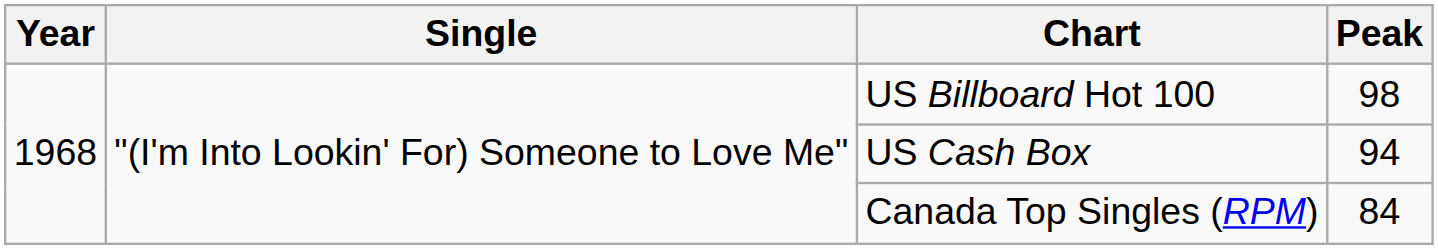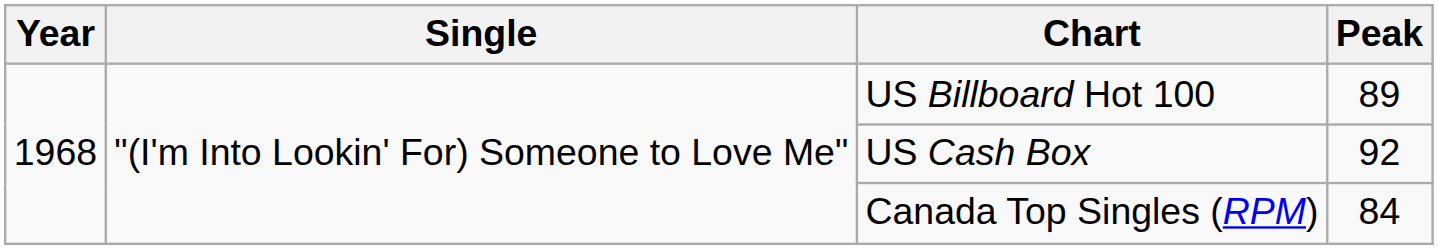(1379, 93) 98 -> (1379, 93) 89
(1379, 152) 94 -> (1379, 152) 92
